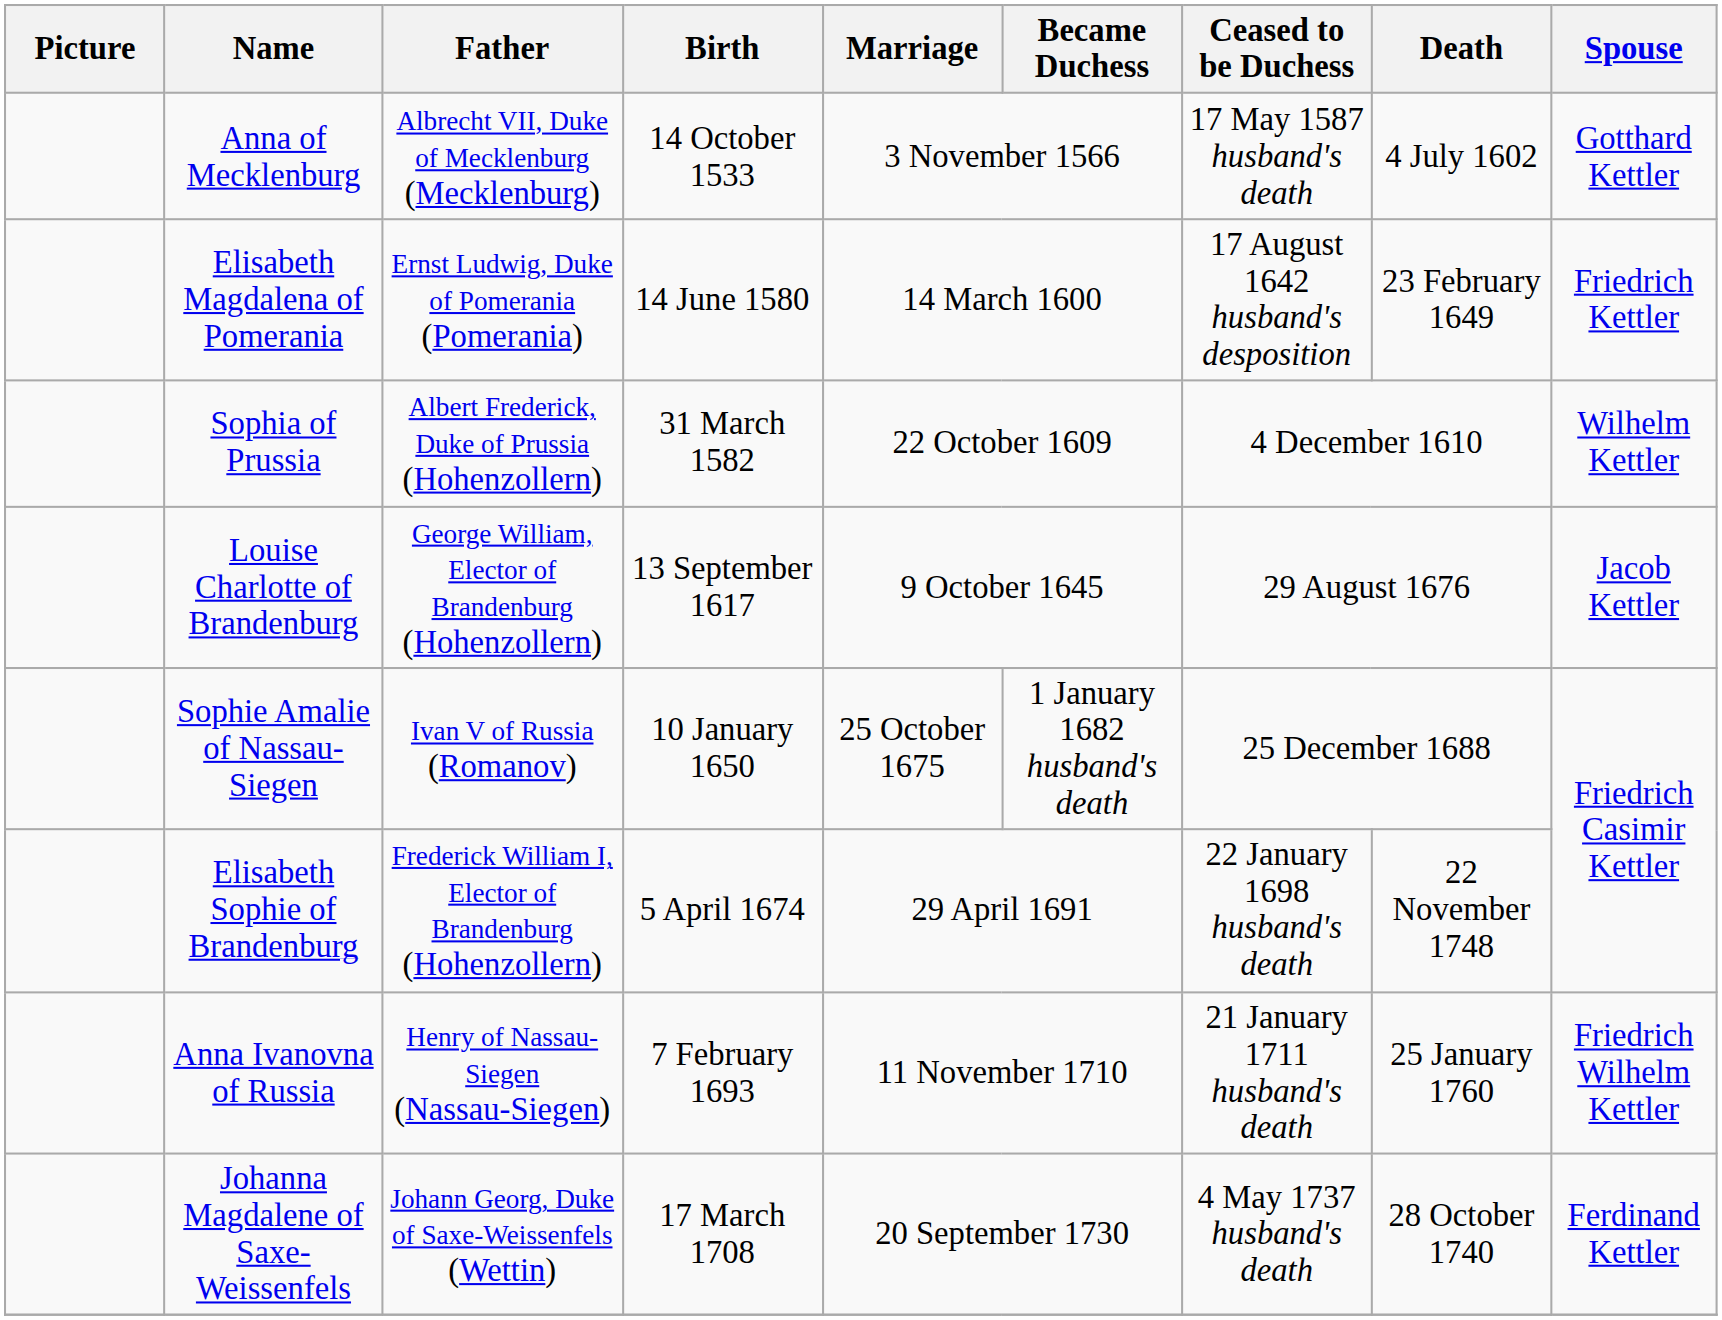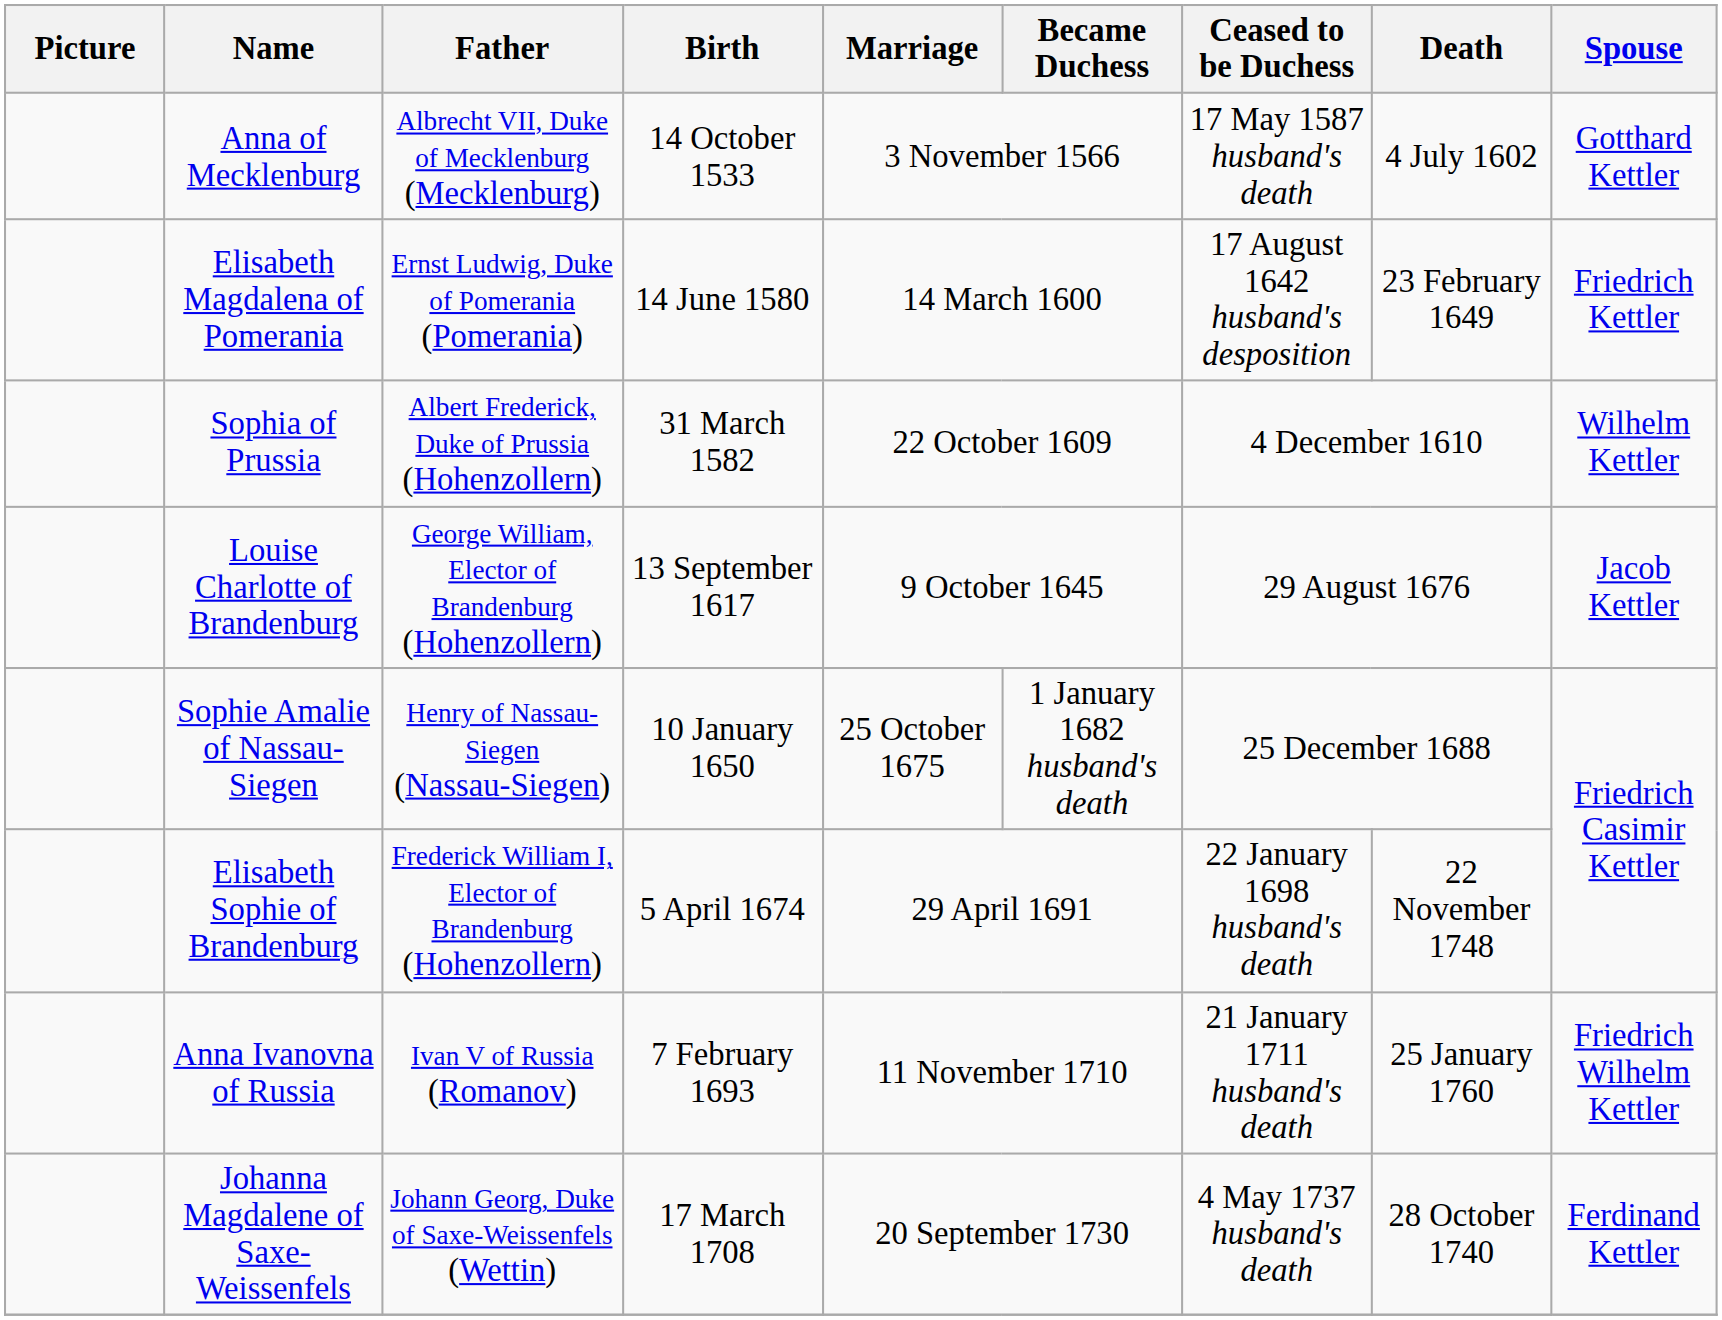(502, 750) Ivan V of Russia (Romanov) -> (502, 750) Henry of Nassau-Siegen (Nassau-Siegen)
(502, 1074) Henry of Nassau-Siegen (Nassau-Siegen) -> (502, 1074) Ivan V of Russia (Romanov)
